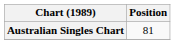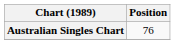(148, 30) 81 -> (148, 30) 76
